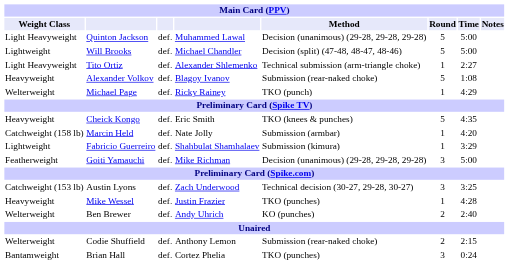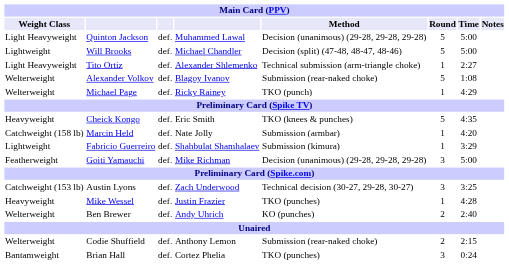(30, 78) Heavyweight -> (30, 78) Welterweight
